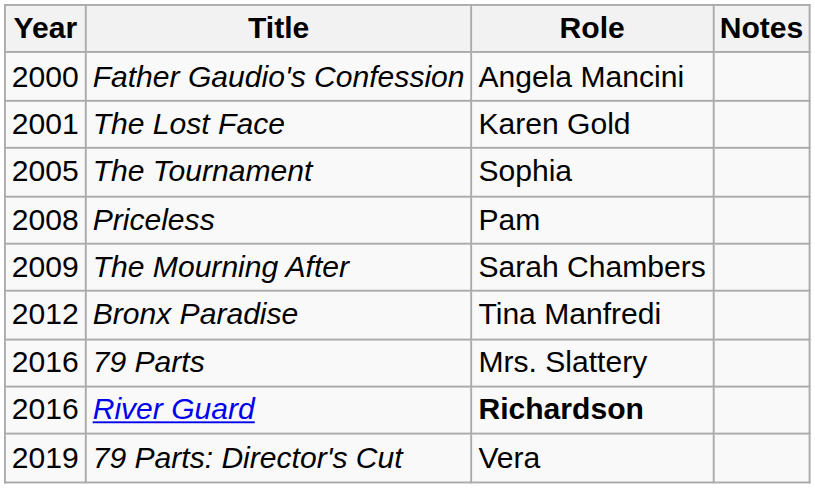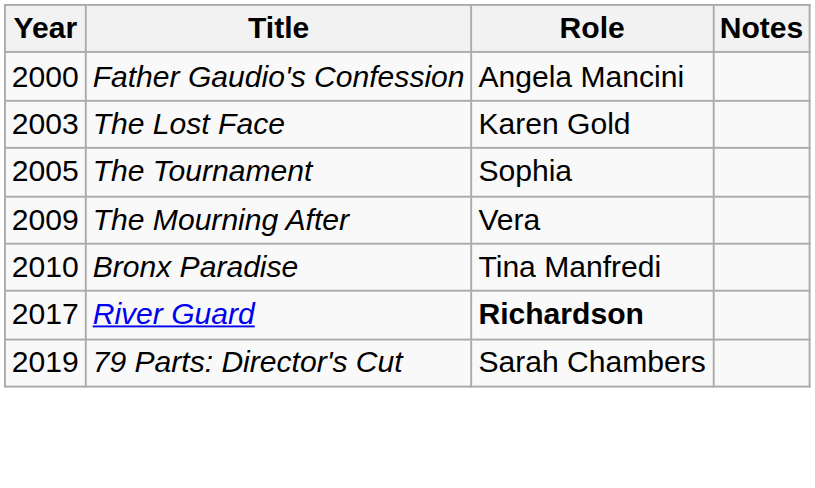(45, 123) 2001 -> (45, 123) 2003
- row: (154, 219)
(592, 266) Sarah Chambers -> (509, 219) Vera
(45, 314) 2012 -> (45, 266) 2010
- row: (149, 362)
(45, 409) 2016 -> (45, 314) 2017
(509, 457) Vera -> (592, 362) Sarah Chambers
